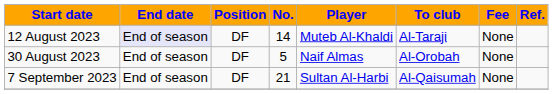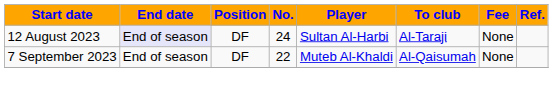(283, 36) 14 -> (283, 36) 24
(346, 36) Muteb Al-Khaldi -> (344, 36) Sultan Al-Harbi
- row: (54, 57)
(283, 78) 21 -> (283, 57) 22
(344, 78) Sultan Al-Harbi -> (346, 57) Muteb Al-Khaldi
